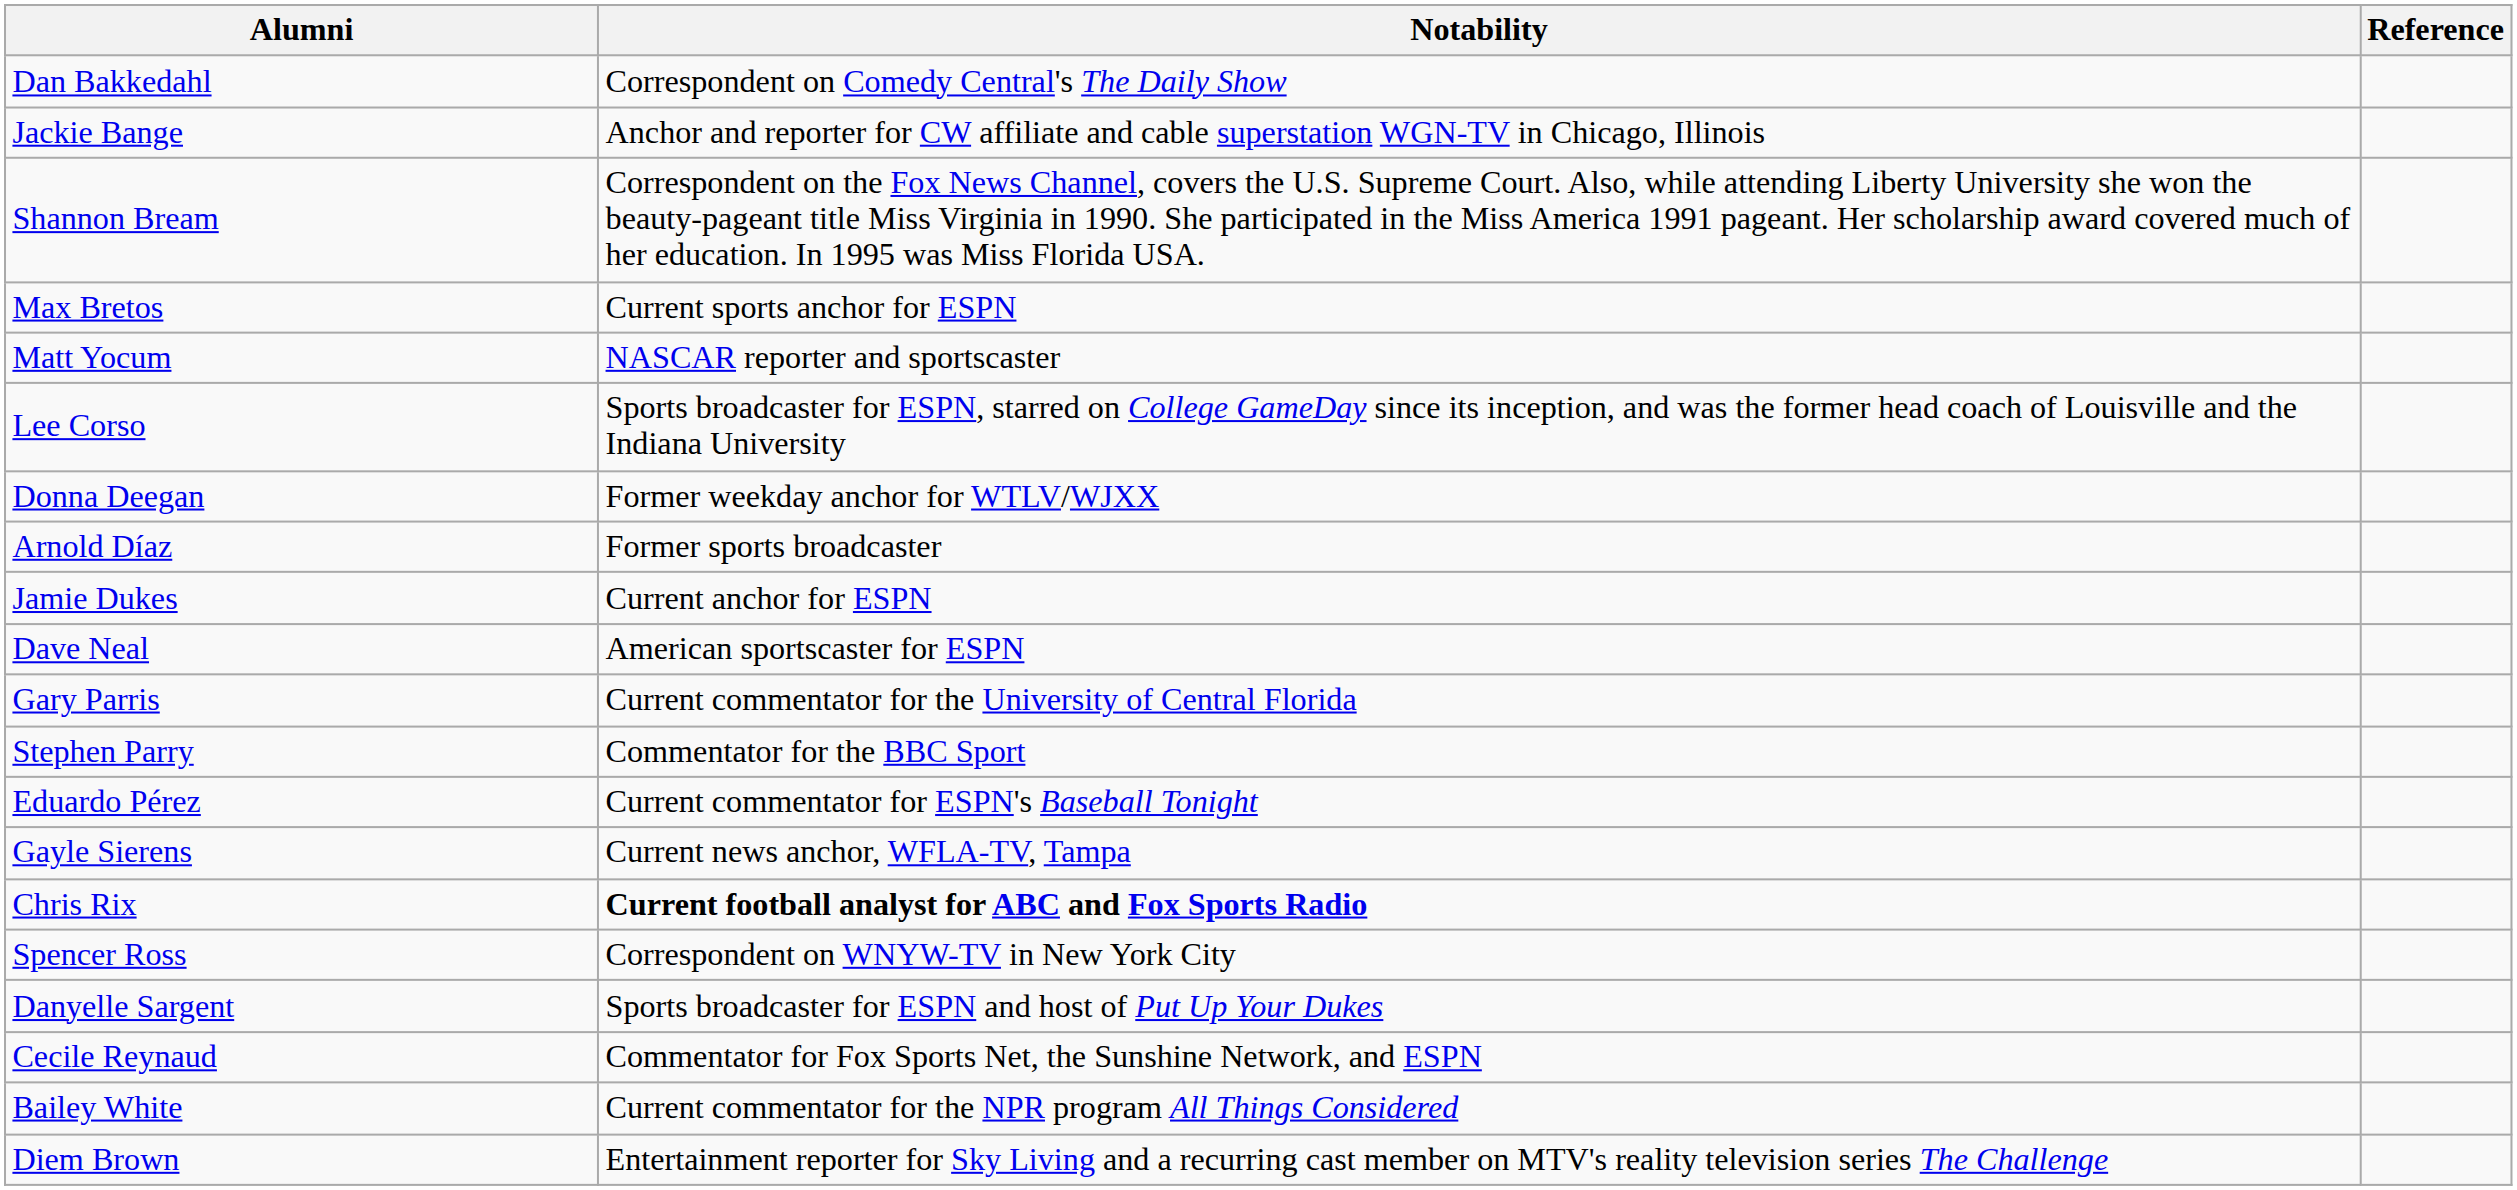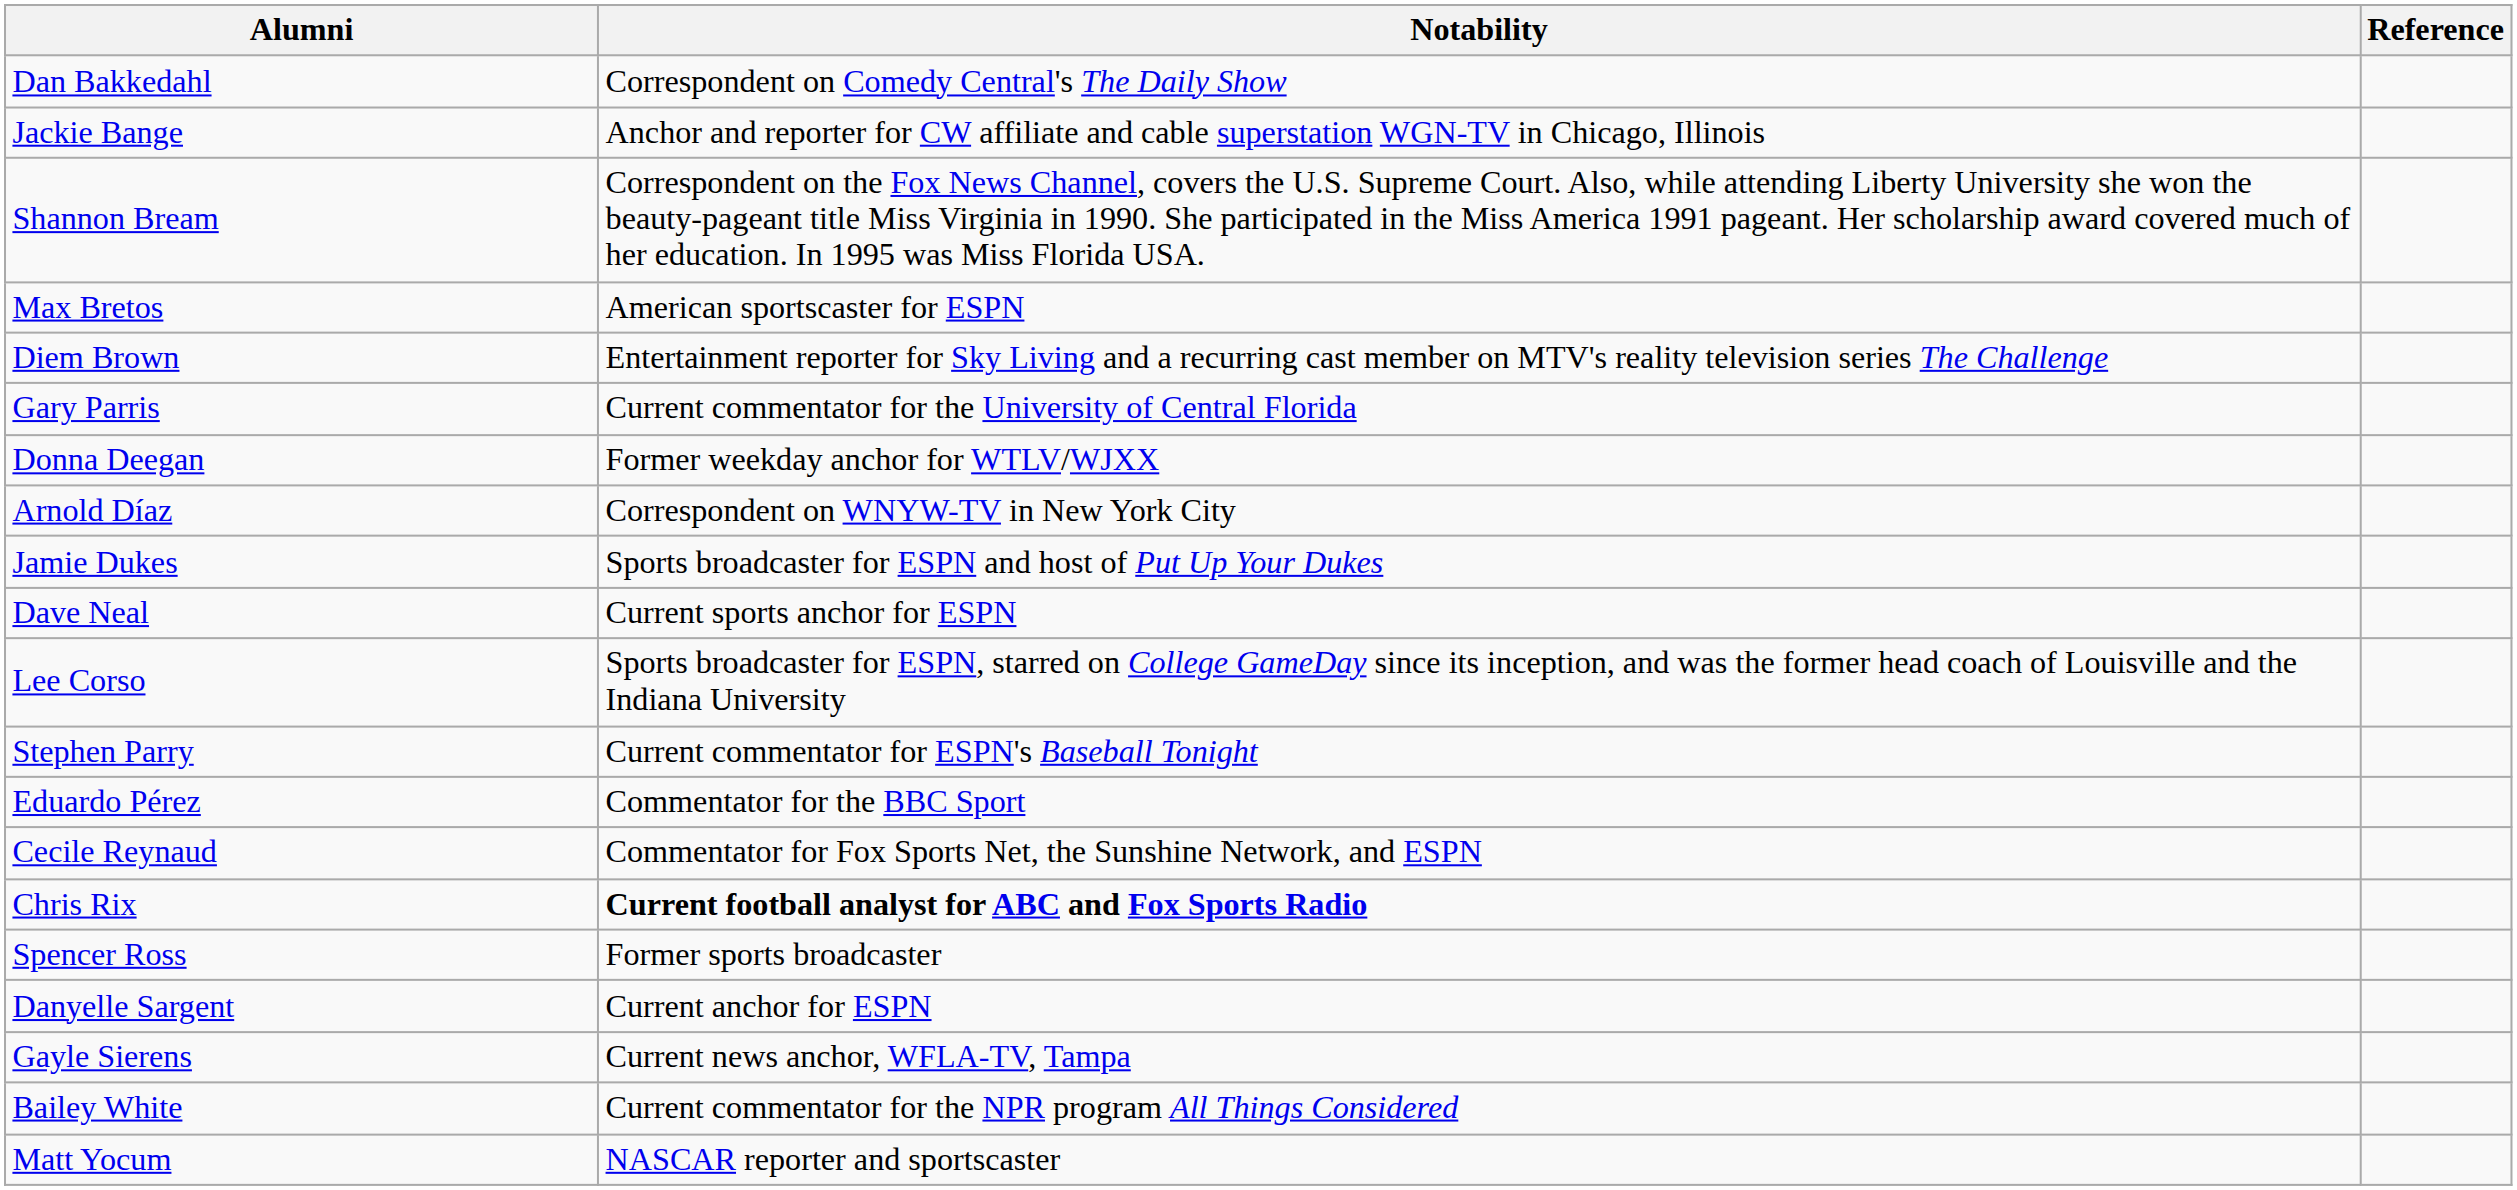(811, 306) Current sports anchor for ESPN -> (815, 306) American sportscaster for ESPN
rows swapped: (96, 1158) <-> (92, 357)
rows swapped: (79, 426) <-> (86, 699)
(773, 546) Former sports broadcaster -> (921, 510) Correspondent on WNYW-TV in New York City
(769, 597) Current anchor for ESPN -> (994, 561) Sports broadcaster for ESPN and host of Put Up Your Dukes
(815, 648) American sportscaster for ESPN -> (811, 612) Current sports anchor for ESPN
(815, 750) Commentator for the BBC Sport -> (932, 750) Current commentator for ESPN's Baseball Tonight
(932, 801) Current commentator for ESPN's Baseball Tonight -> (815, 801) Commentator for the BBC Sport
rows swapped: (115, 1056) <-> (102, 852)
(921, 954) Correspondent on WNYW-TV in New York City -> (773, 954) Former sports broadcaster
(994, 1005) Sports broadcaster for ESPN and host of Put Up Your Dukes -> (769, 1005) Current anchor for ESPN
